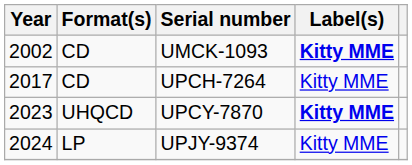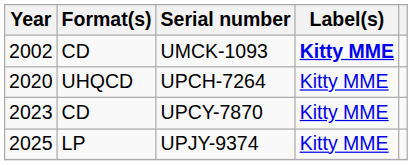(31, 81) 2017 -> (31, 81) 2020
(76, 81) CD -> (97, 81) UHQCD
(97, 112) UHQCD -> (76, 112) CD
(347, 112) bold -> (344, 112) normal
(31, 143) 2024 -> (31, 143) 2025
